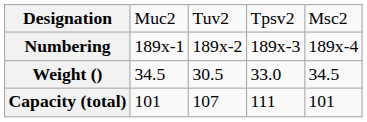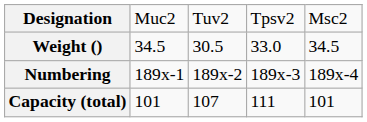rows swapped: (67, 46) <-> (67, 74)
